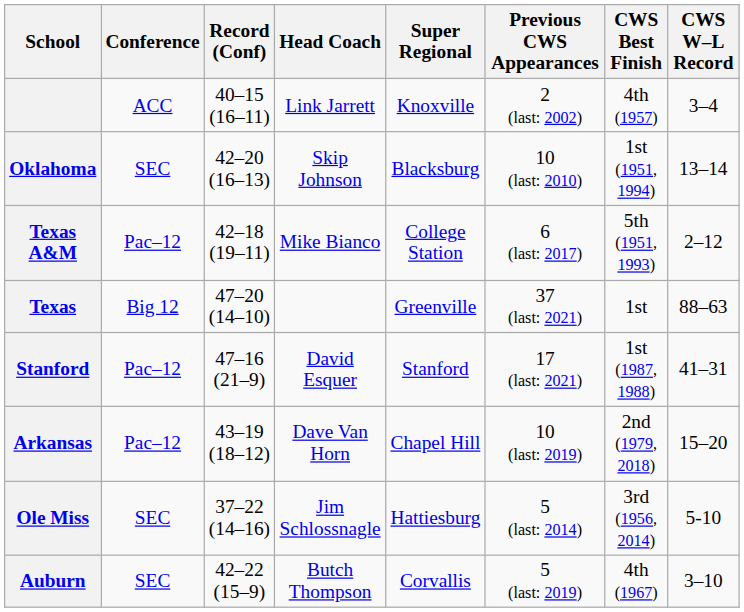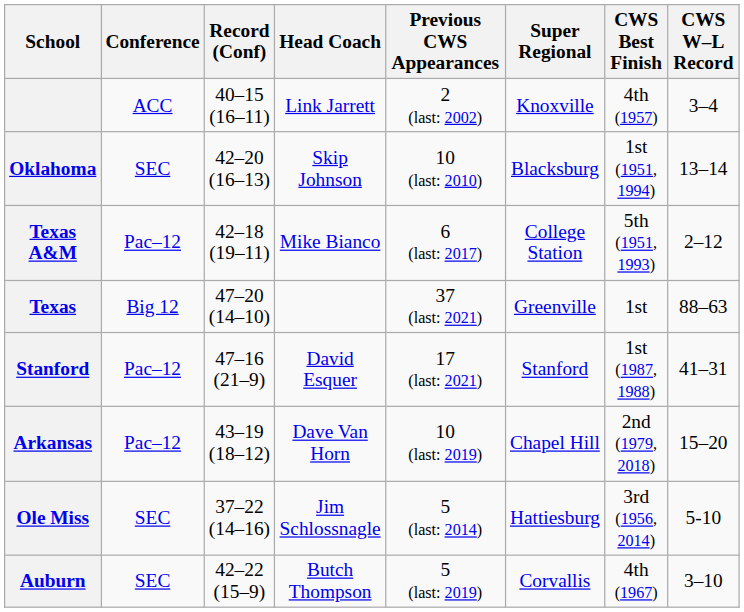columns swapped: (435, 41) <-> (545, 41)
